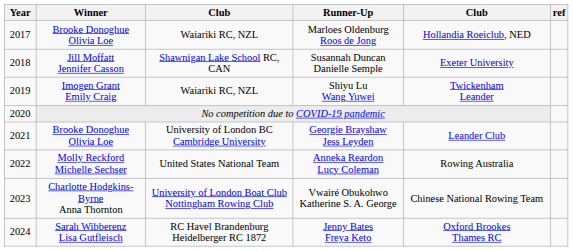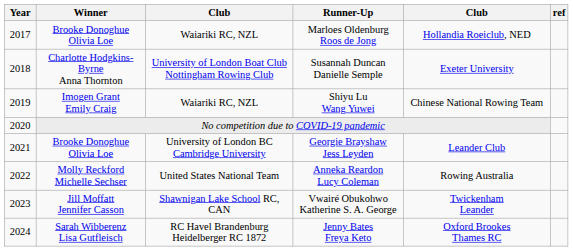(91, 63) Jill Moffatt Jennifer Casson -> (91, 69) Charlotte Hodgkins-Byrne Anna Thornton
(219, 63) Shawnigan Lake School RC, CAN -> (219, 69) University of London Boat Club Nottingham Rowing Club
(477, 91) Twickenham Leander -> (477, 103) Chinese National Rowing Team
(91, 198) Charlotte Hodgkins-Byrne Anna Thornton -> (91, 204) Jill Moffatt Jennifer Casson
(219, 198) University of London Boat Club Nottingham Rowing Club -> (219, 204) Shawnigan Lake School RC, CAN
(477, 198) Chinese National Rowing Team -> (477, 204) Twickenham Leander
